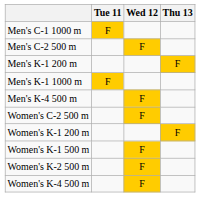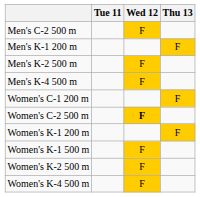- row: (44, 30)
- row: (45, 81)
+ row: (42, 64)
+ row: (48, 98)
(142, 115) normal -> (142, 115) bold
